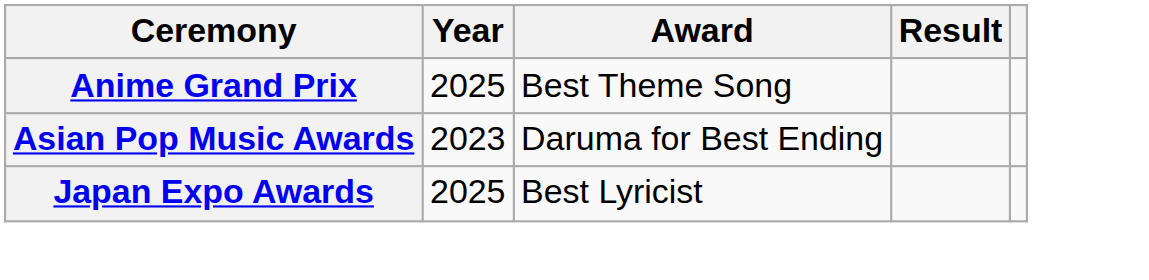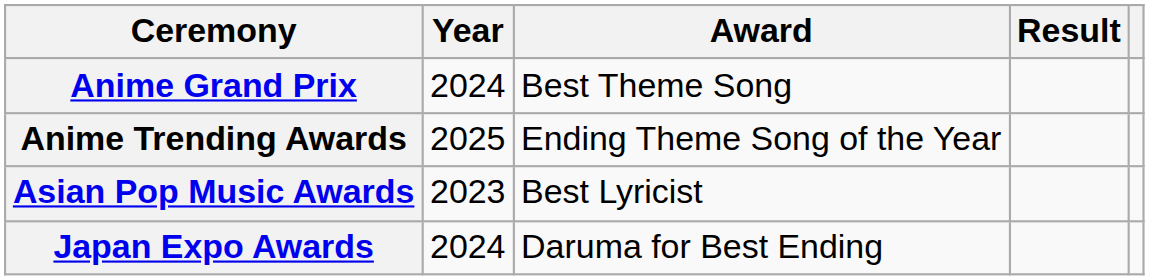(468, 85) 2025 -> (468, 85) 2024
+ row: (214, 138)
(702, 138) Daruma for Best Ending -> (612, 192) Best Lyricist
(468, 192) 2025 -> (468, 246) 2024
(612, 192) Best Lyricist -> (702, 246) Daruma for Best Ending
